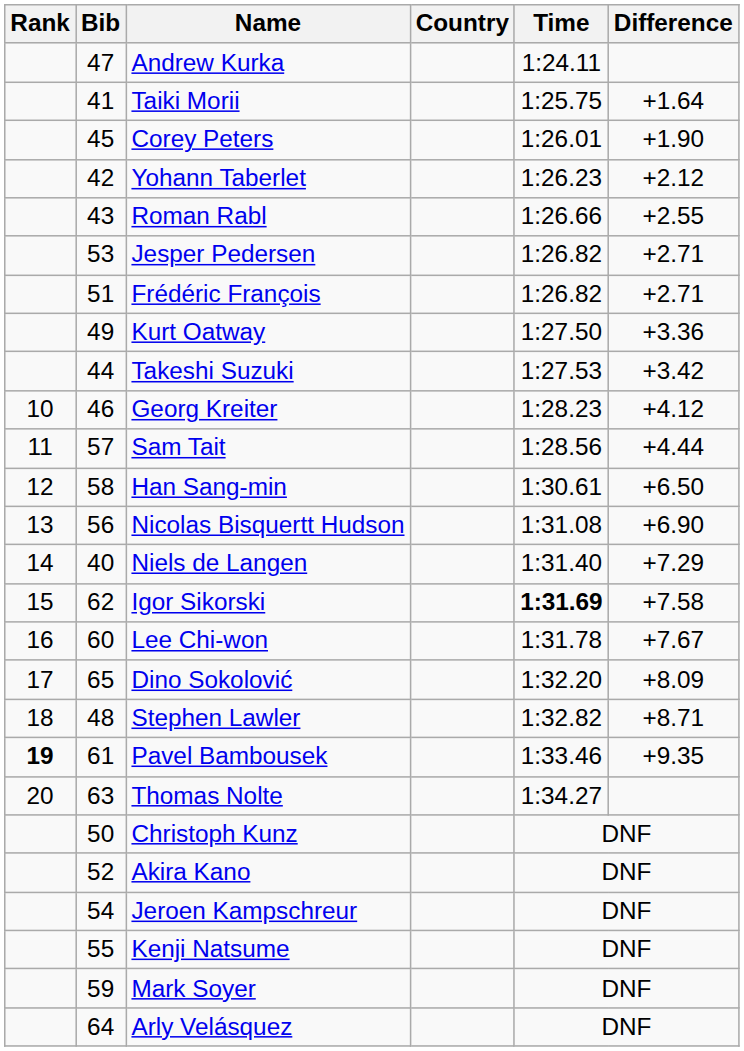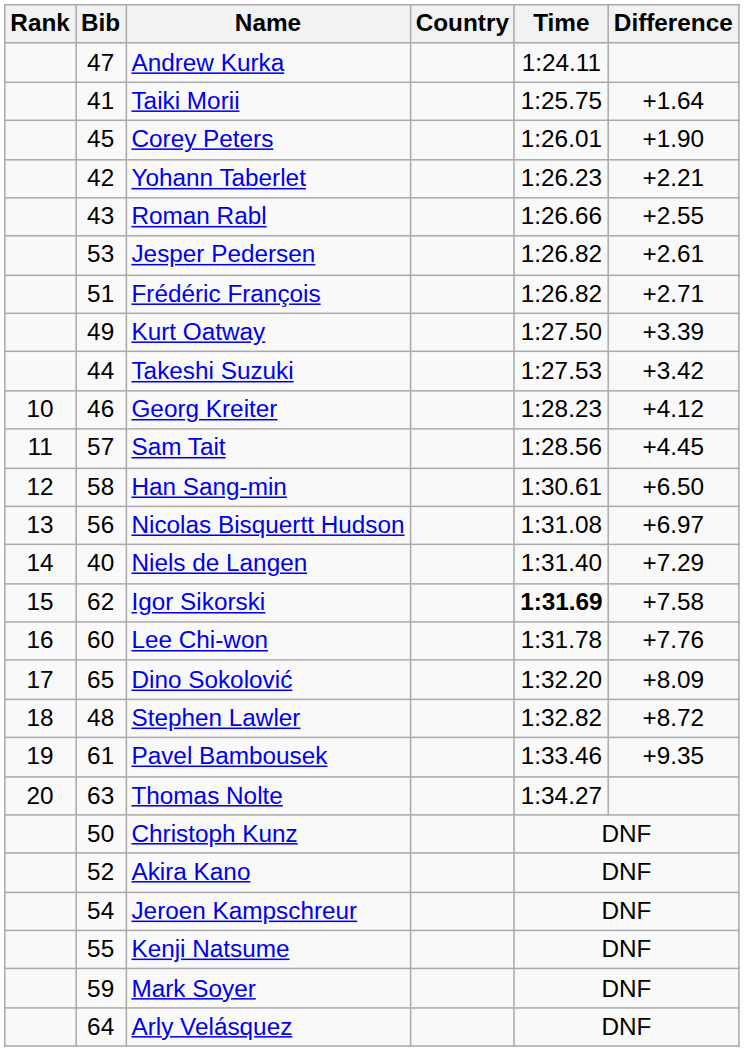(673, 178) +2.12 -> (673, 178) +2.21
(673, 255) +2.71 -> (673, 255) +2.61
(673, 332) +3.36 -> (673, 332) +3.39
(673, 448) +4.44 -> (673, 448) +4.45
(673, 525) +6.90 -> (673, 525) +6.97
(673, 640) +7.67 -> (673, 640) +7.76
(673, 718) +8.71 -> (673, 718) +8.72
(40, 756) bold -> (40, 756) normal
